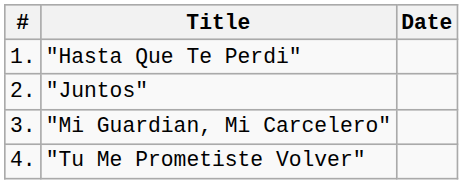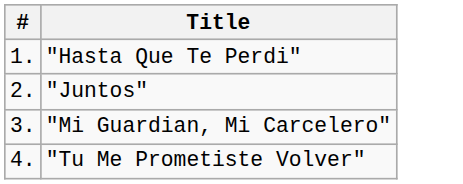- column: (427, 22)
